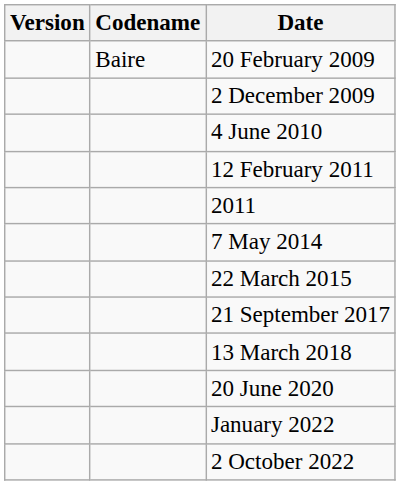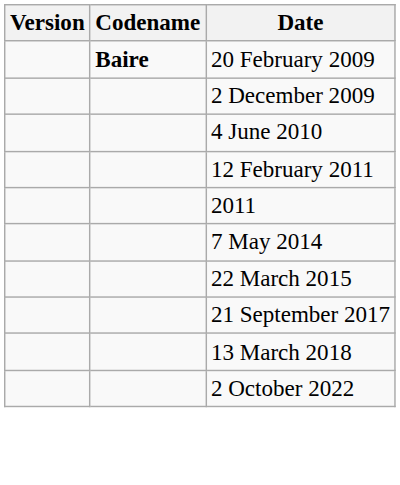(120, 59) normal -> (122, 59) bold
- row: (272, 388)
- row: (273, 424)
